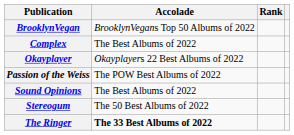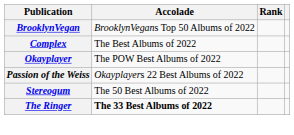(169, 59) Okayplayers 22 Best Albums of 2022 -> (157, 59) The POW Best Albums of 2022
(157, 75) The POW Best Albums of 2022 -> (169, 75) Okayplayers 22 Best Albums of 2022
- row: (48, 91)
